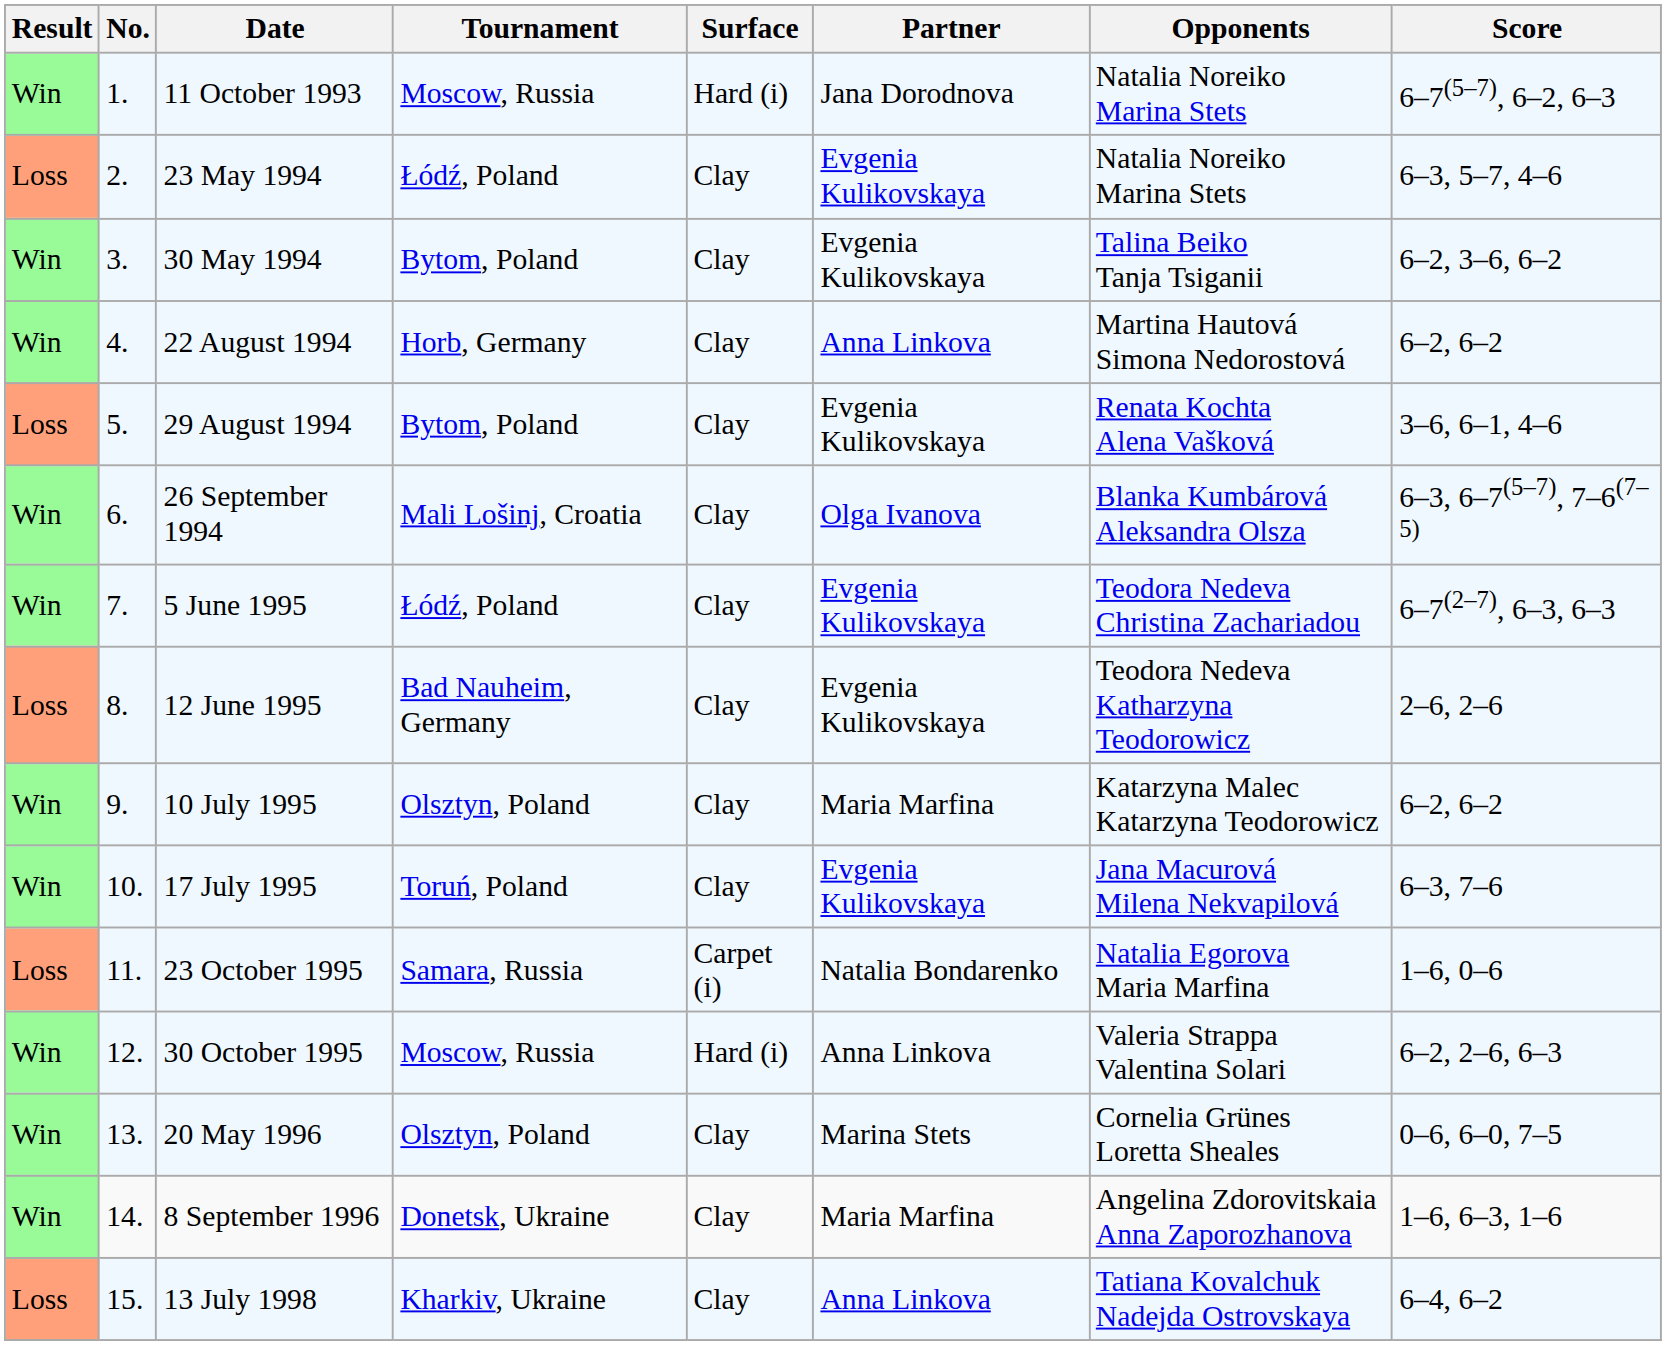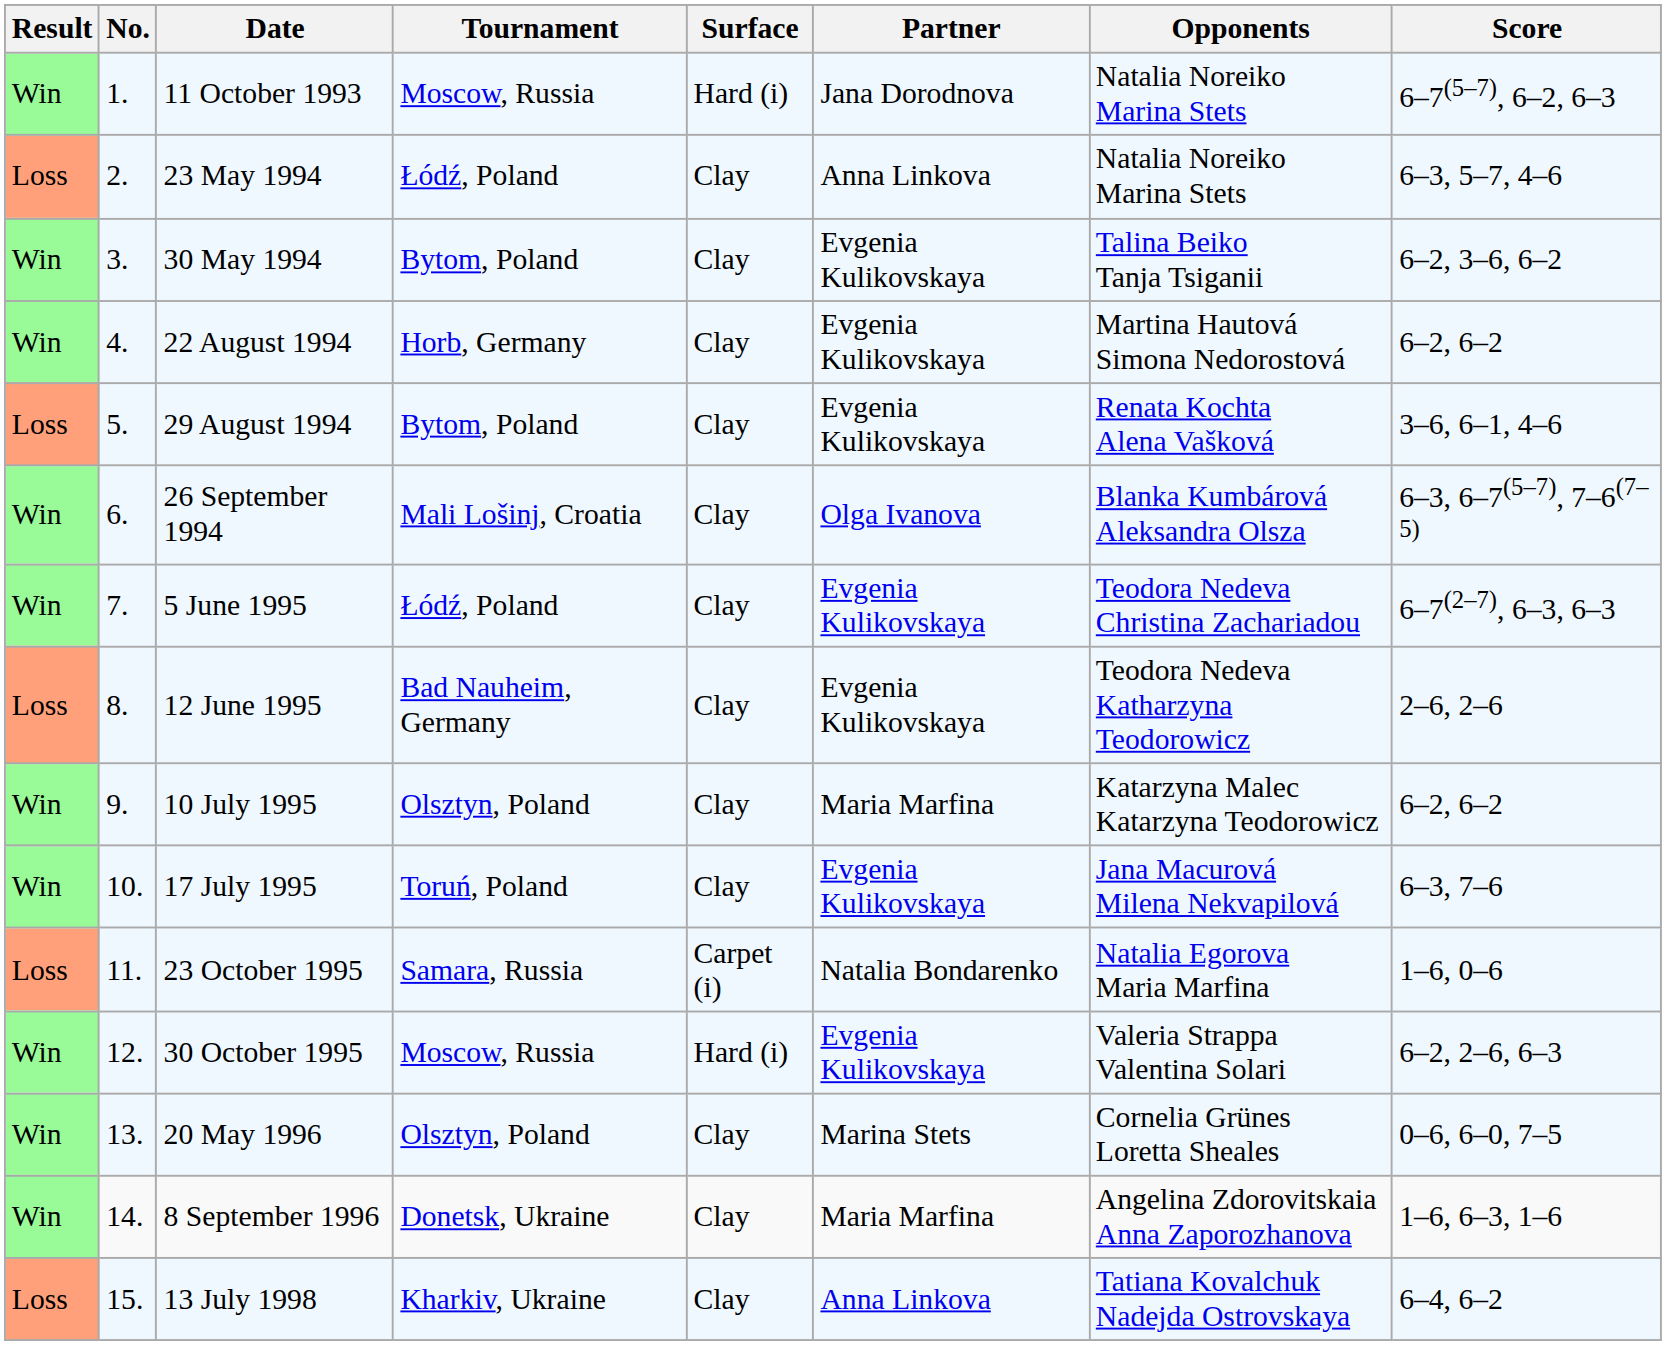(903, 175) Evgenia Kulikovskaya -> (906, 175) Anna Linkova
(906, 340) Anna Linkova -> (903, 340) Evgenia Kulikovskaya
(906, 1051) Anna Linkova -> (903, 1051) Evgenia Kulikovskaya
